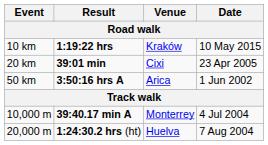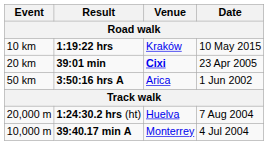(155, 64) normal -> (156, 64) bold
rows swapped: (29, 115) <-> (29, 132)
